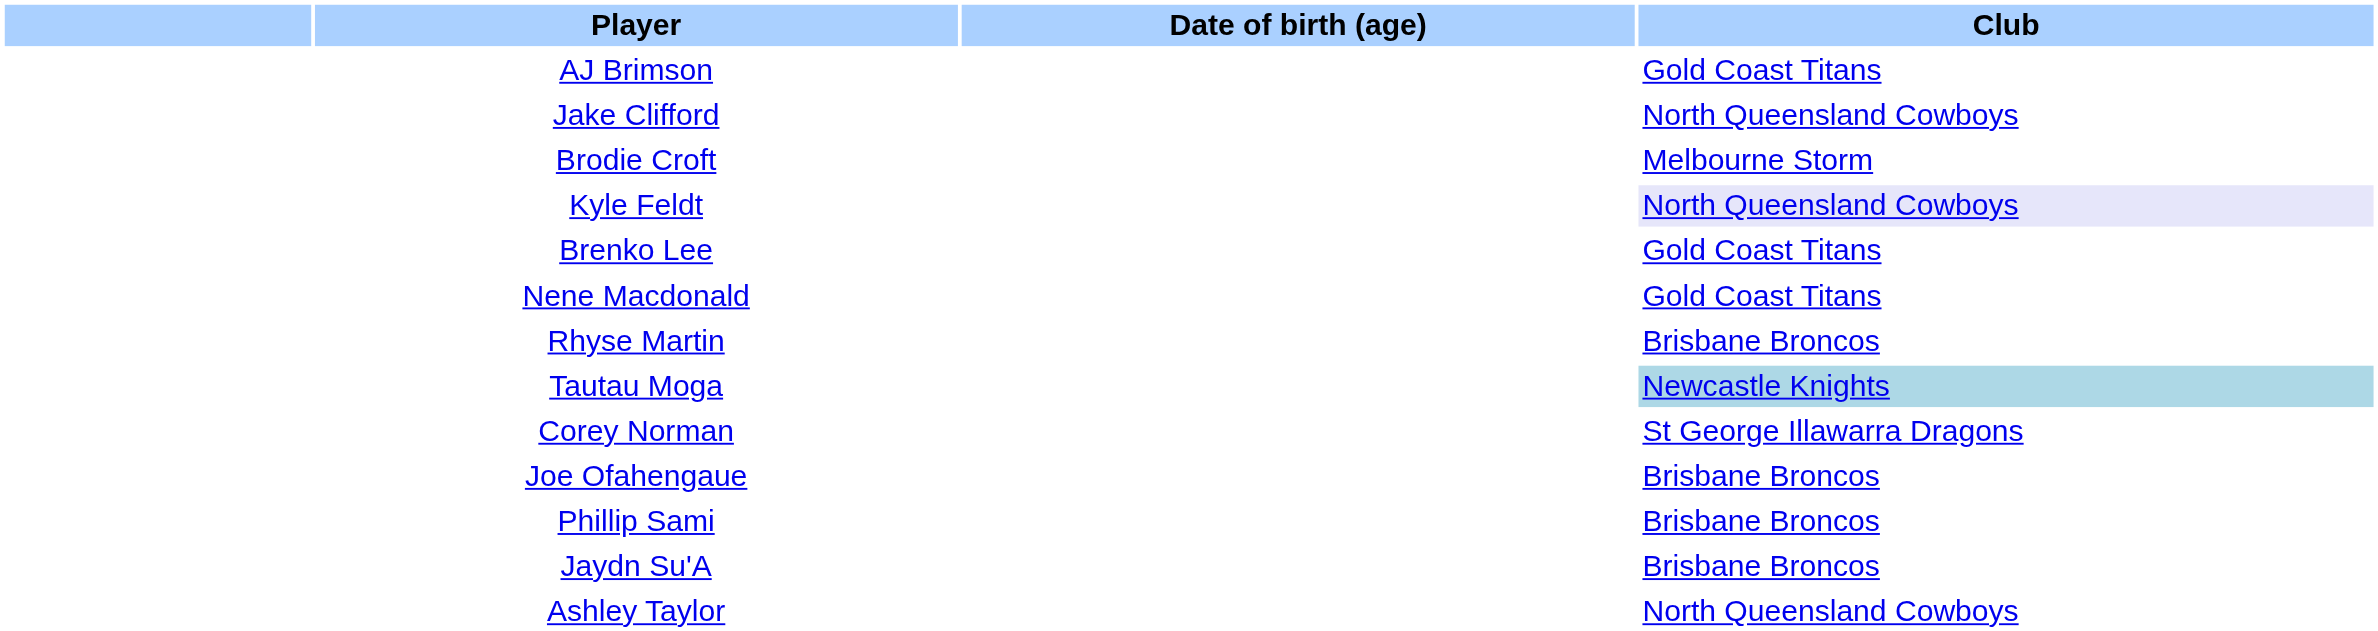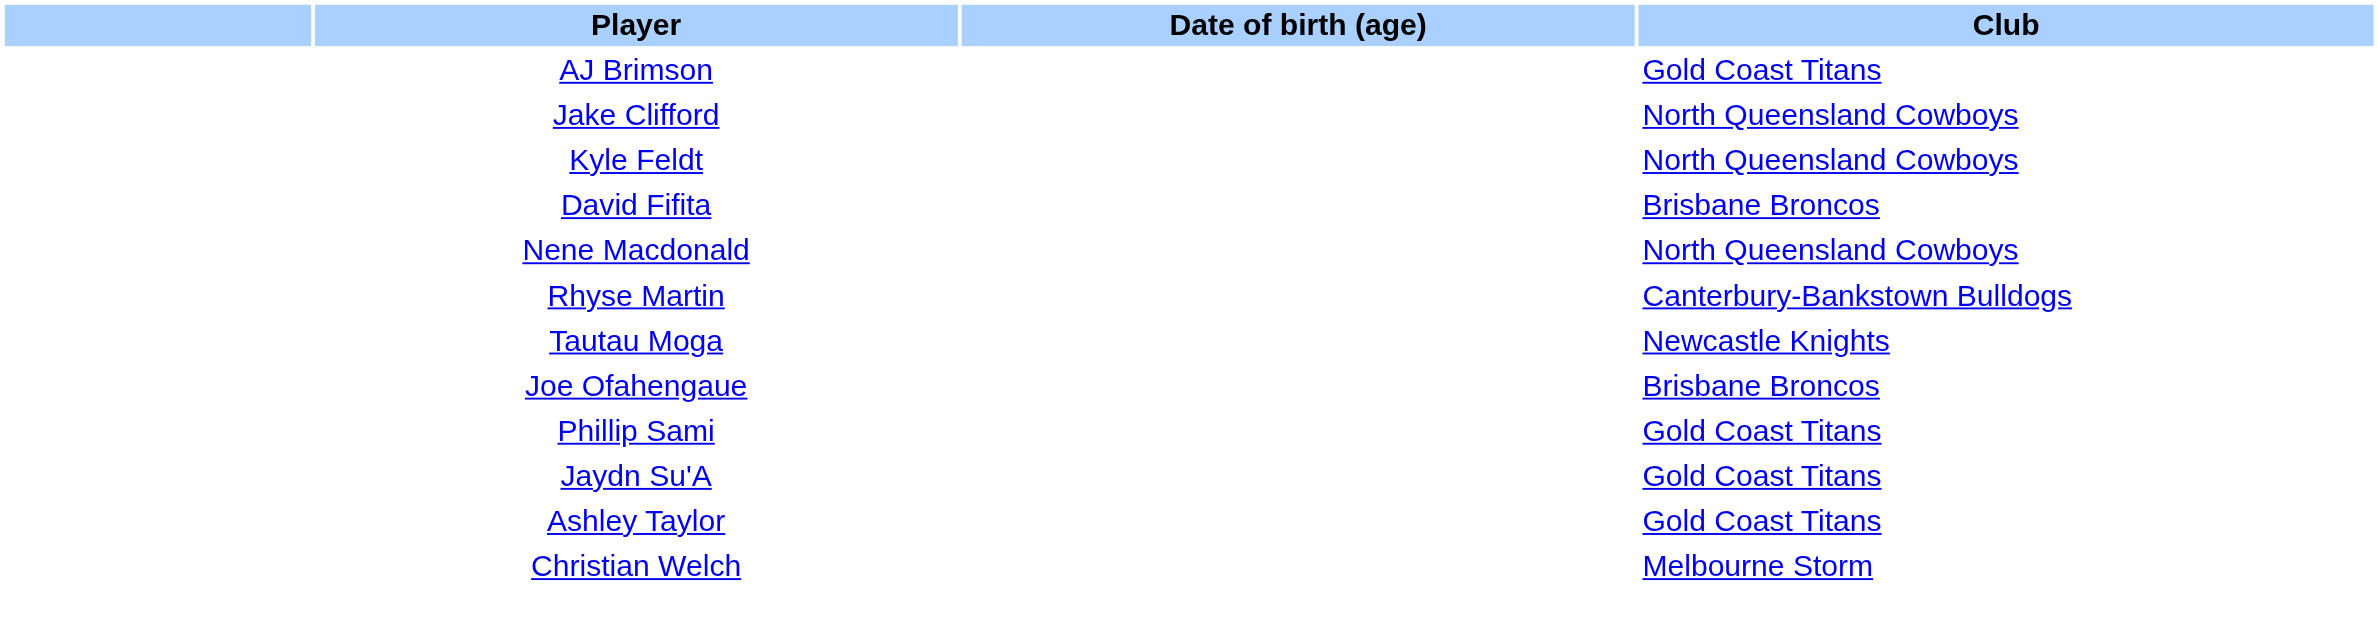- row: (636, 160)
(1831, 205) lavender background -> (1831, 160) no background
+ row: (636, 205)
- row: (636, 250)
(1762, 295) Gold Coast Titans -> (1831, 250) North Queensland Cowboys
(1761, 340) Brisbane Broncos -> (1857, 295) Canterbury-Bankstown Bulldogs
(1766, 385) lightblue background -> (1766, 340) no background
- row: (636, 431)
(1761, 521) Brisbane Broncos -> (1762, 431) Gold Coast Titans
(1761, 566) Brisbane Broncos -> (1762, 476) Gold Coast Titans
(1831, 611) North Queensland Cowboys -> (1762, 521) Gold Coast Titans
+ row: (636, 566)
